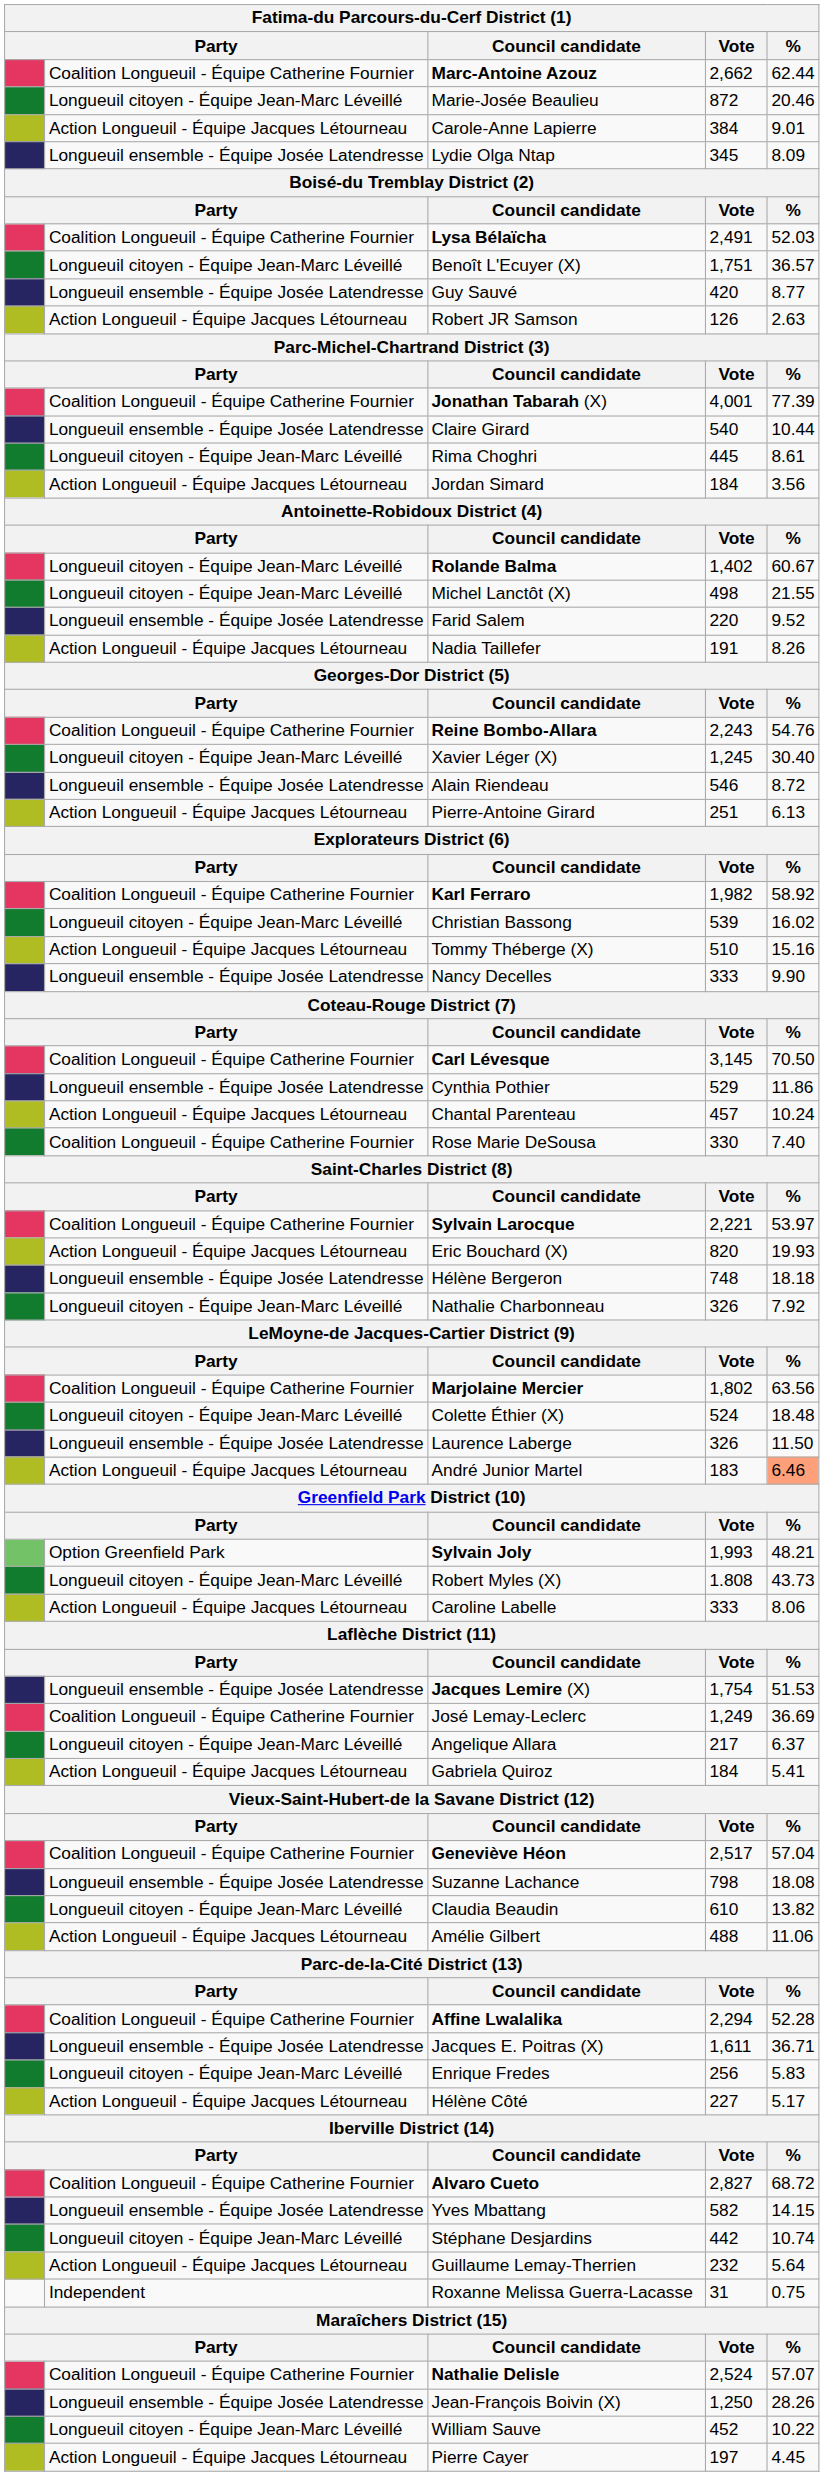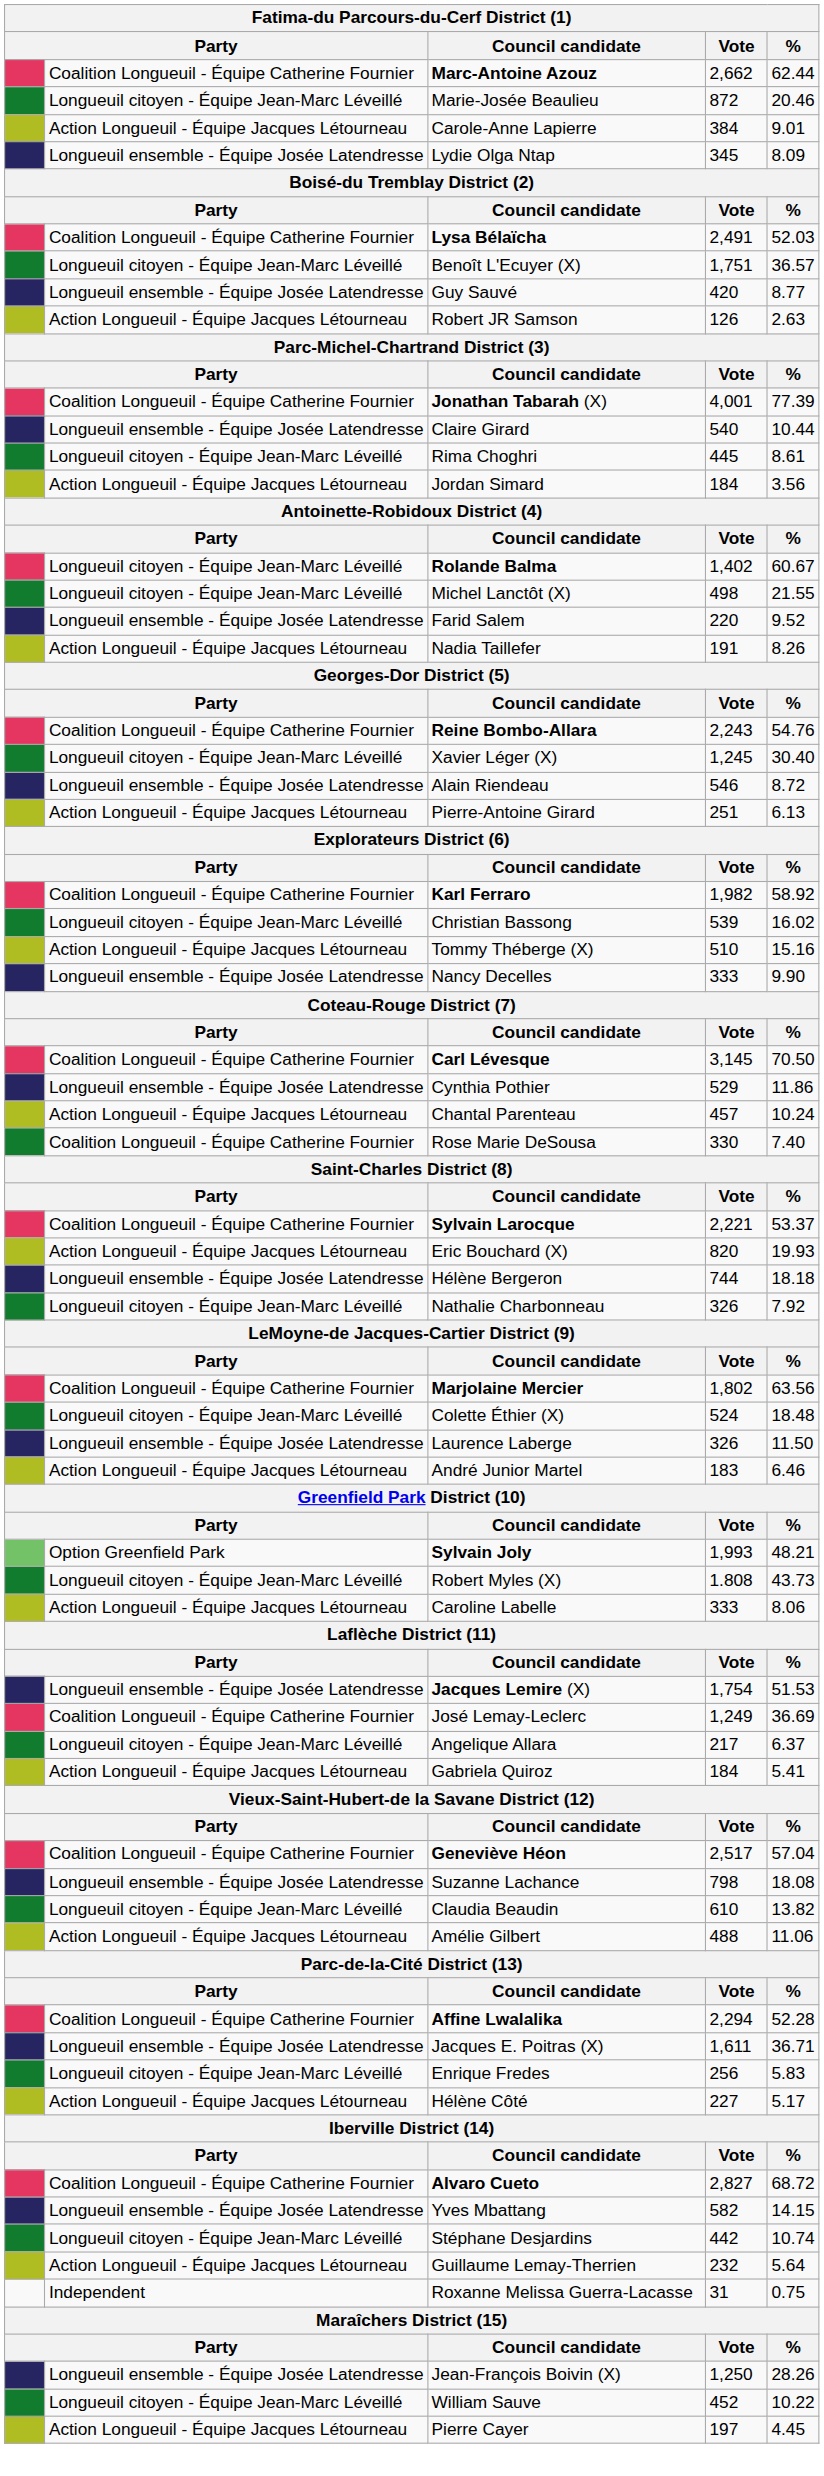(793, 1224) 53.97 -> (793, 1224) 53.37
(724, 1278) 748 -> (724, 1278) 744
(788, 1470) lightsalmon background -> (788, 1470) no background
- row: (495, 2375)
